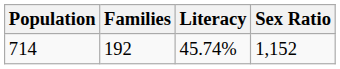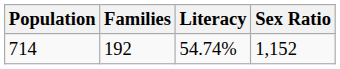(208, 48) 45.74% -> (208, 48) 54.74%
